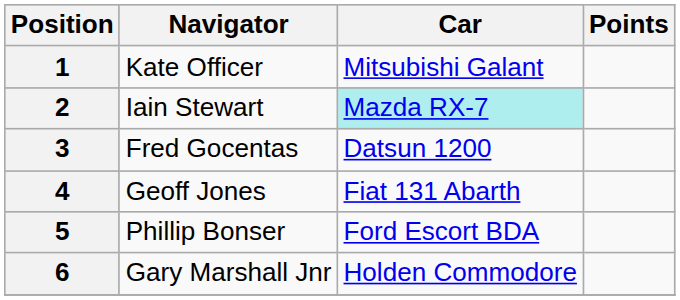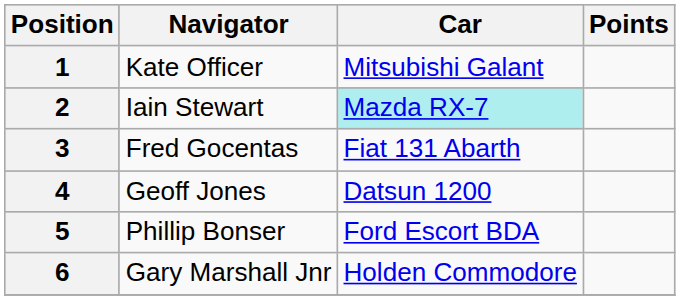(417, 149) Datsun 1200 -> (432, 149) Fiat 131 Abarth
(432, 190) Fiat 131 Abarth -> (417, 190) Datsun 1200
